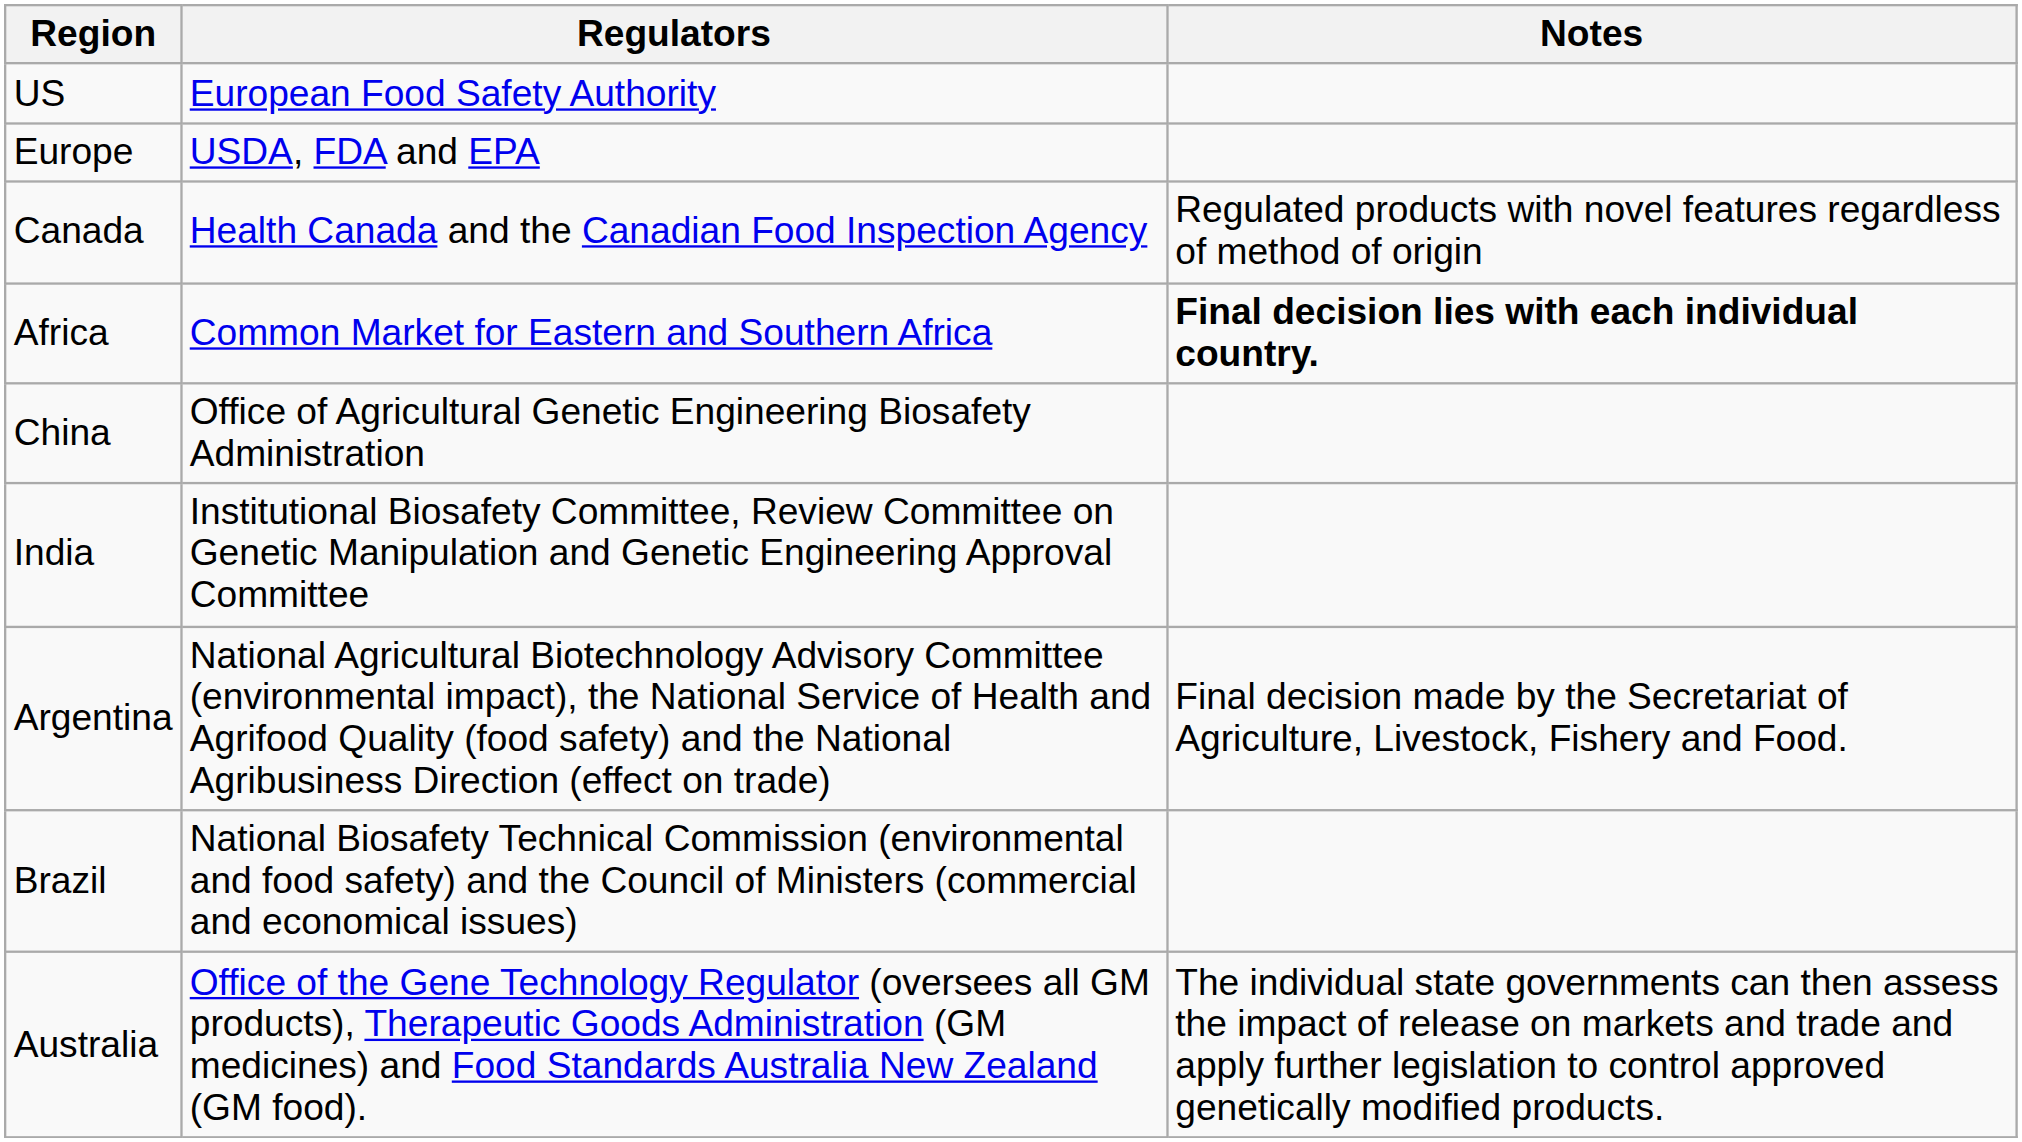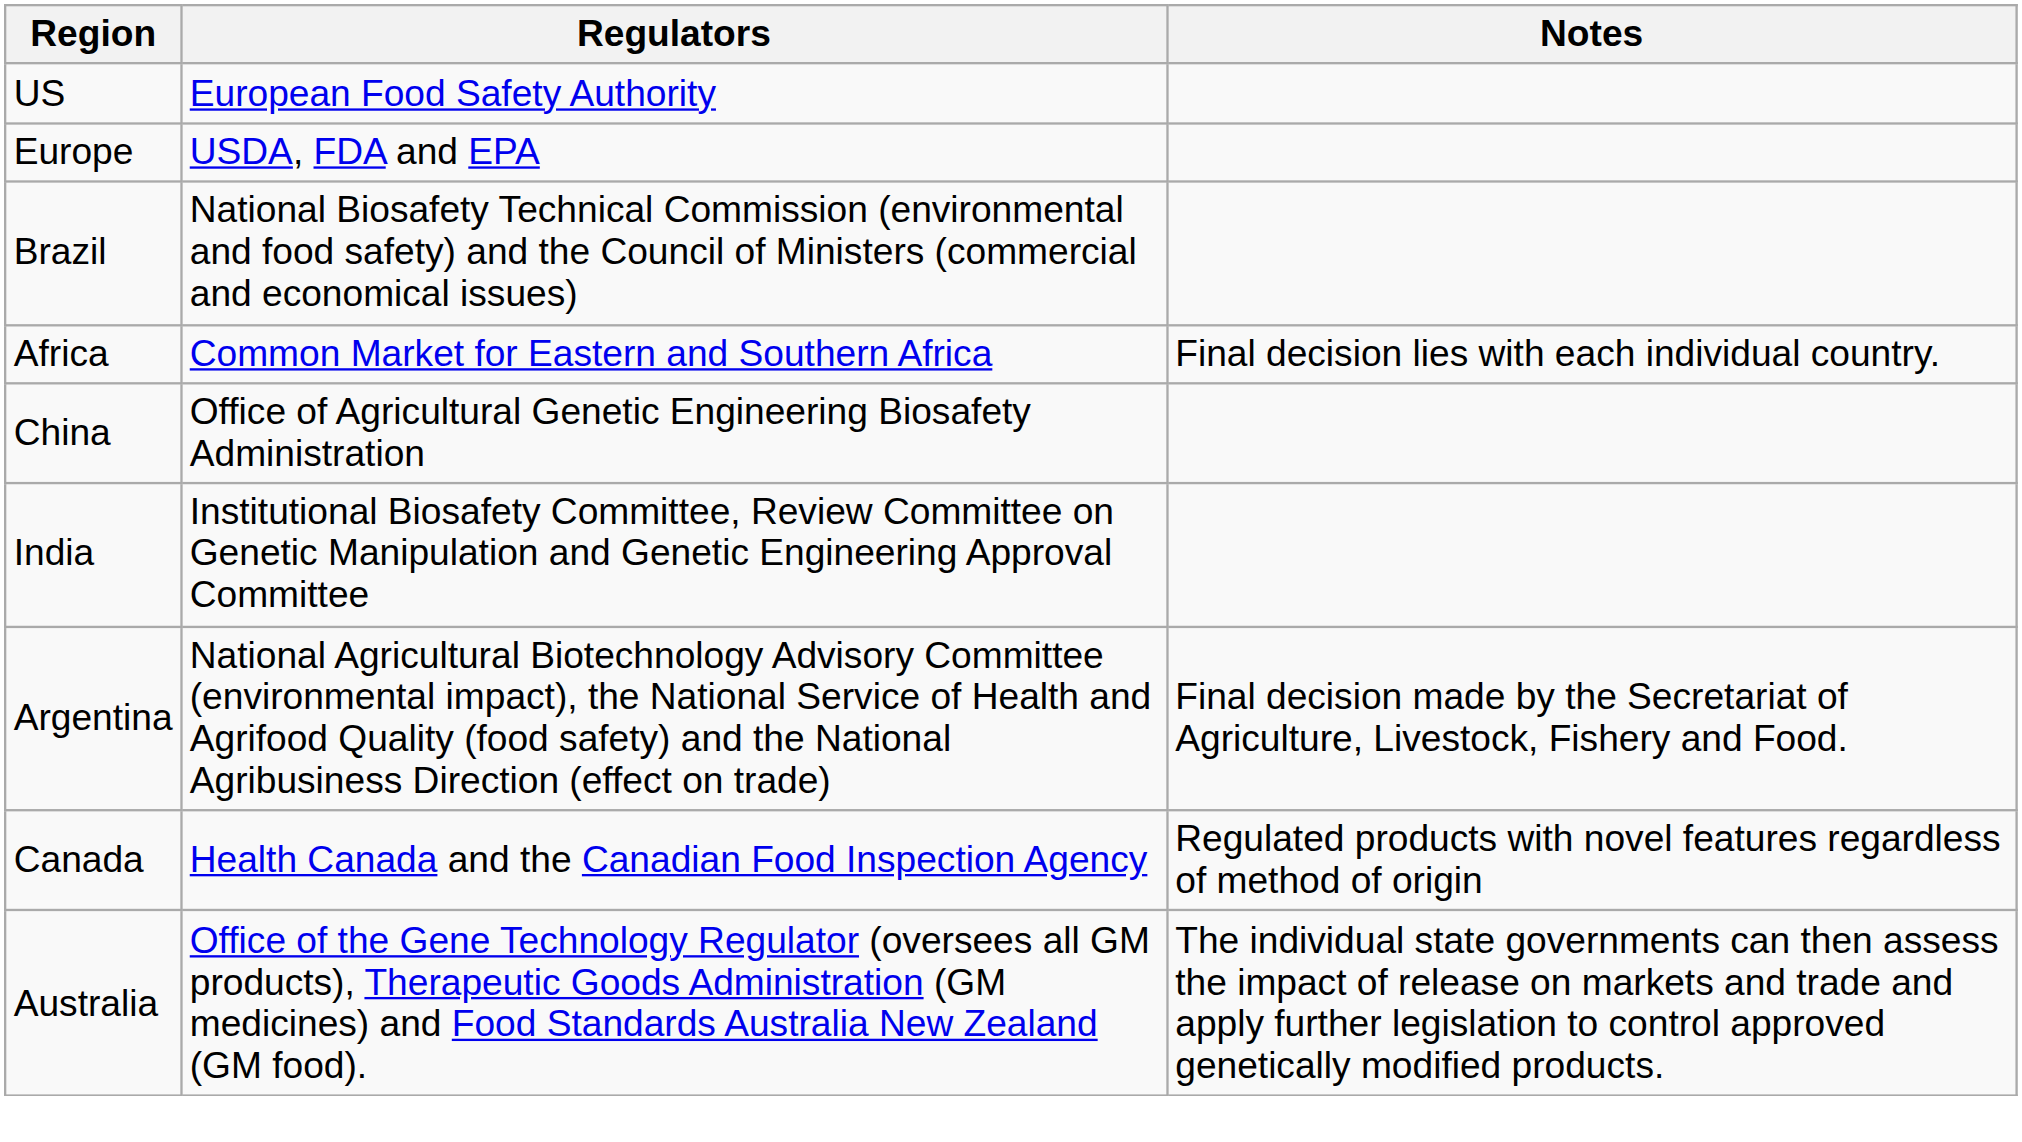rows swapped: (79, 231) <-> (60, 880)
(1517, 332) bold -> (1558, 352) normal
